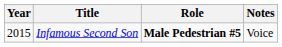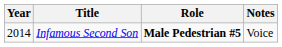(19, 32) 2015 -> (19, 32) 2014
